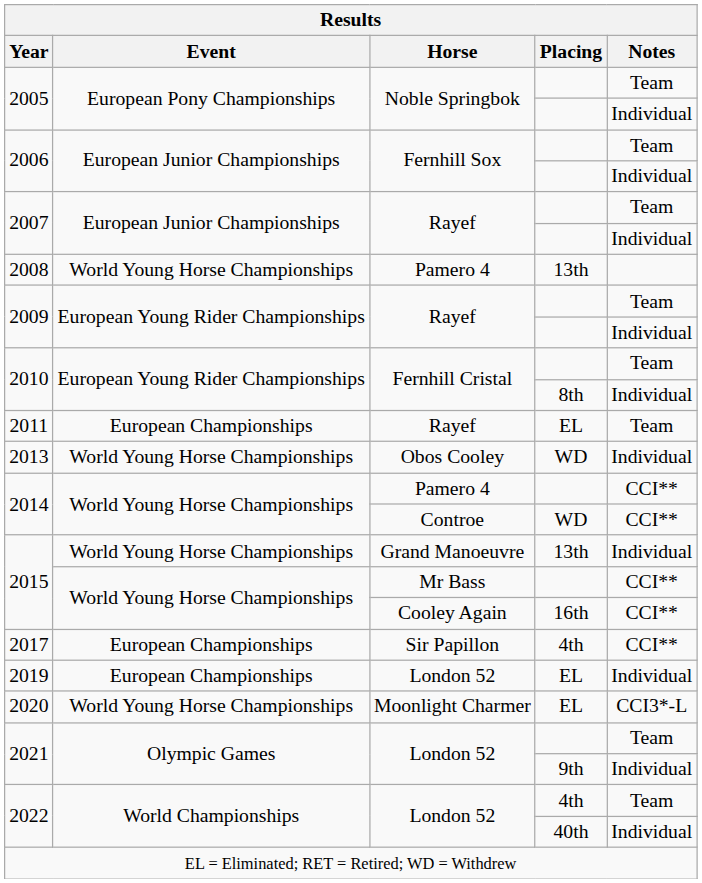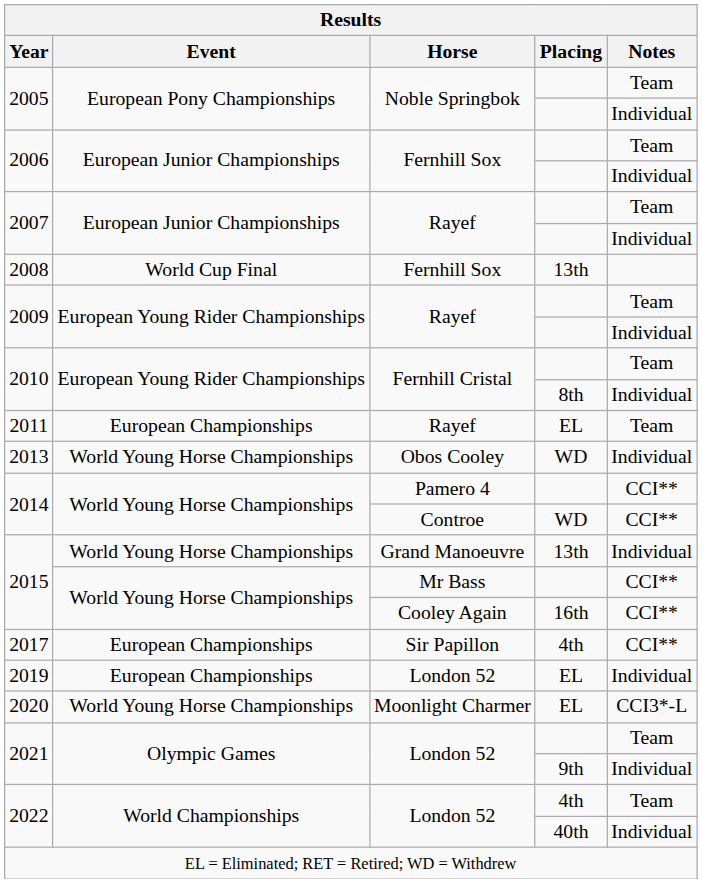(211, 269) World Young Horse Championships -> (211, 269) World Cup Final
(452, 269) Pamero 4 -> (452, 269) Fernhill Sox
